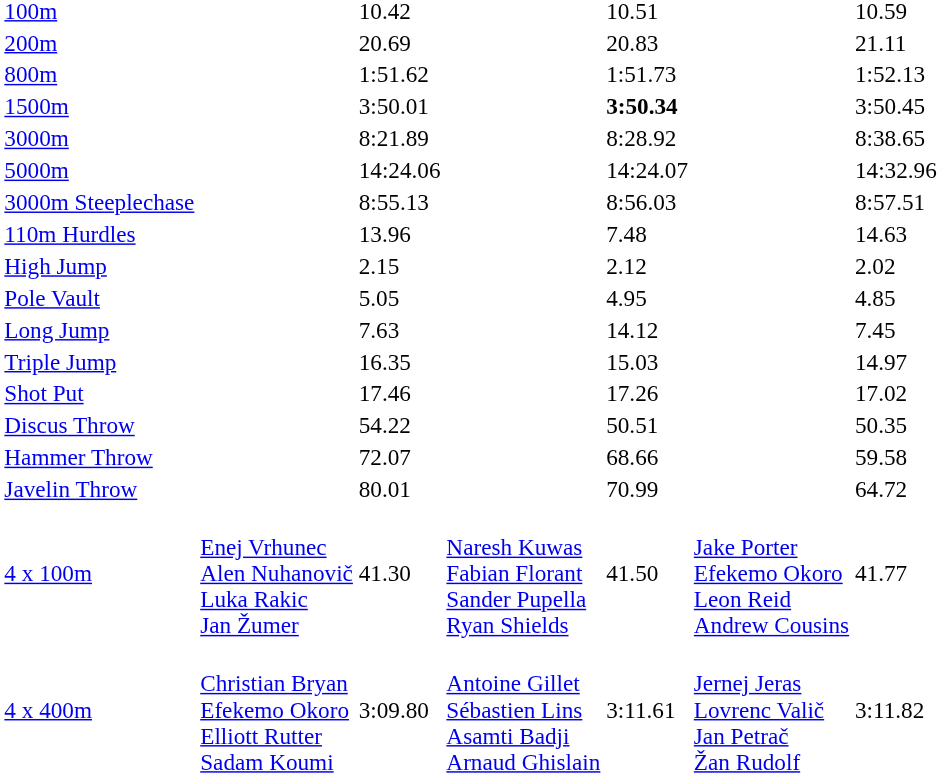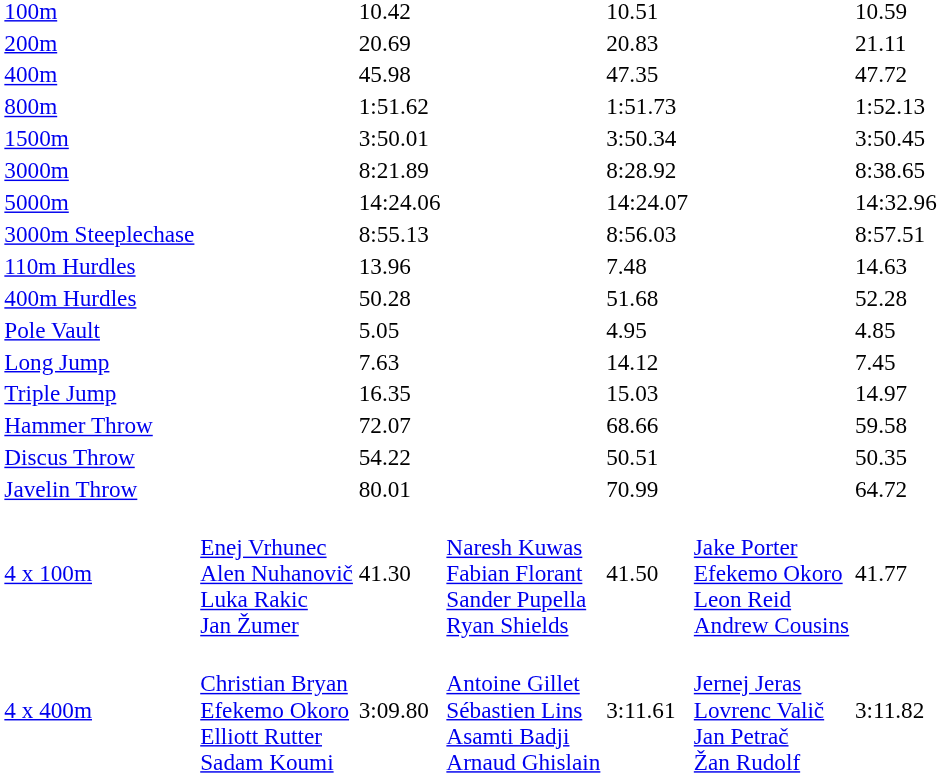+ row: (31, 74)
(642, 106) bold -> (641, 138) normal
+ row: (70, 298)
- row: (56, 266)
- row: (44, 393)
rows swapped: (70, 425) <-> (79, 457)
